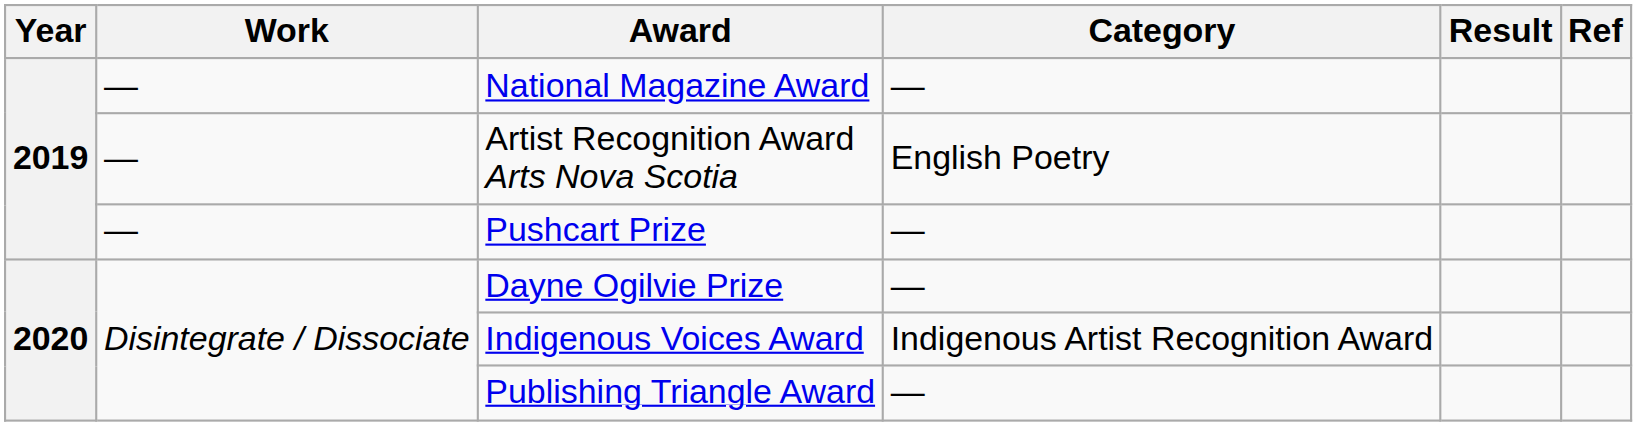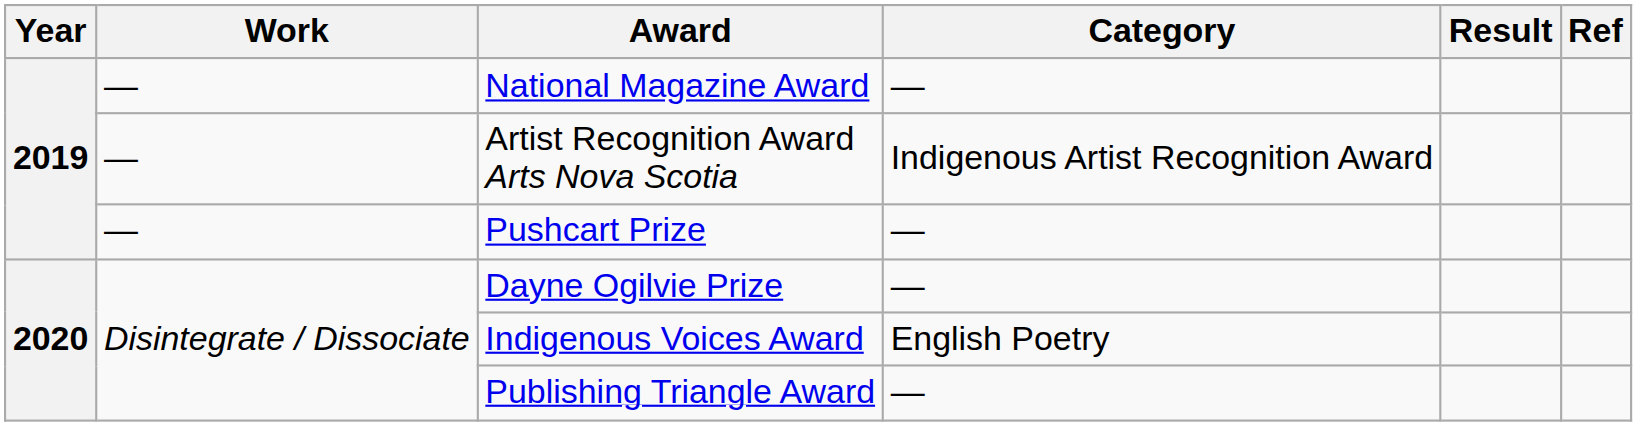(1000, 158) English Poetry -> (1162, 158) Indigenous Artist Recognition Award
(1162, 338) Indigenous Artist Recognition Award -> (1000, 338) English Poetry
